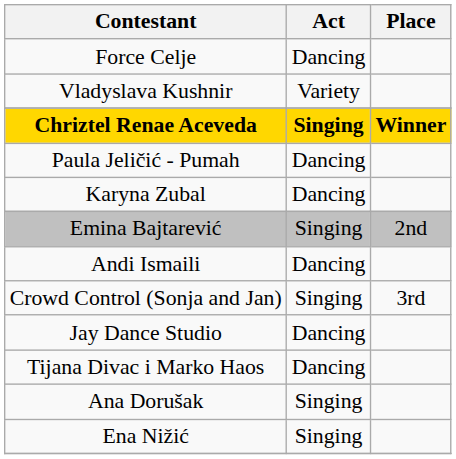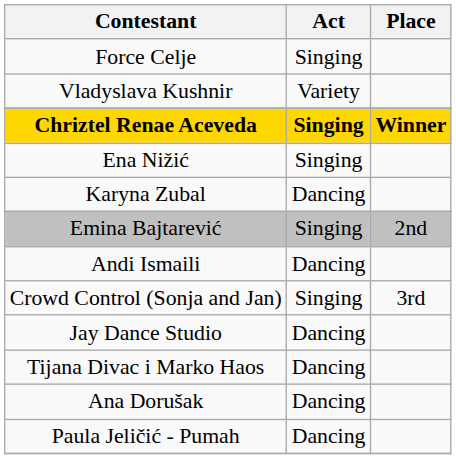(329, 56) Dancing -> (329, 56) Singing
rows swapped: (146, 435) <-> (146, 159)
(329, 401) Singing -> (329, 401) Dancing
